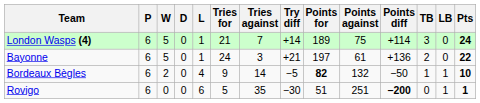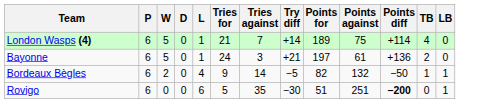- column: (465, 18)
(427, 40) 3 -> (427, 40) 4
(321, 73) bold -> (321, 73) normal
